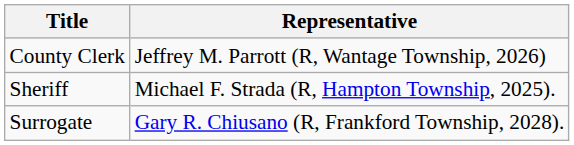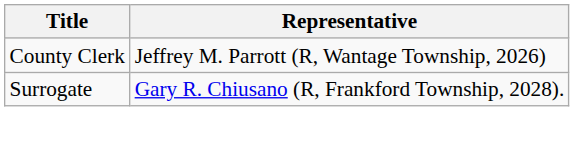- row: (39, 88)
